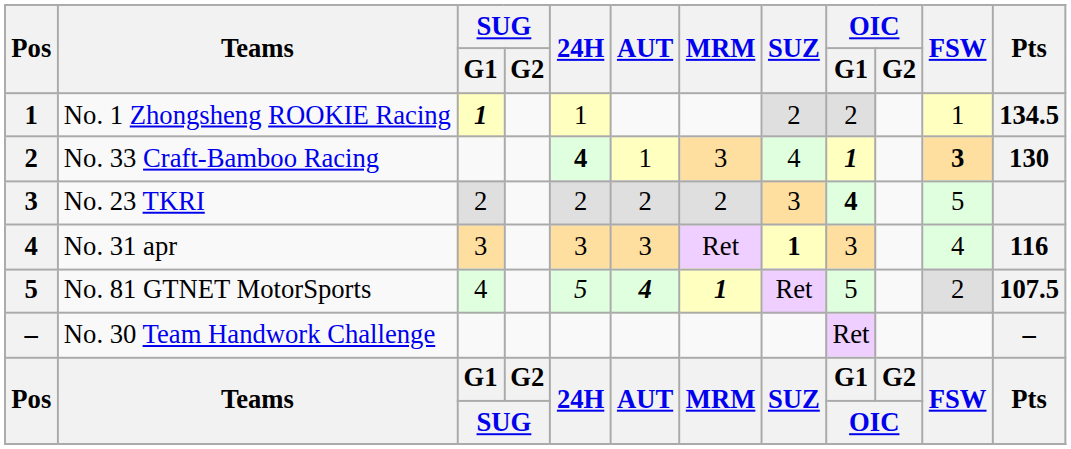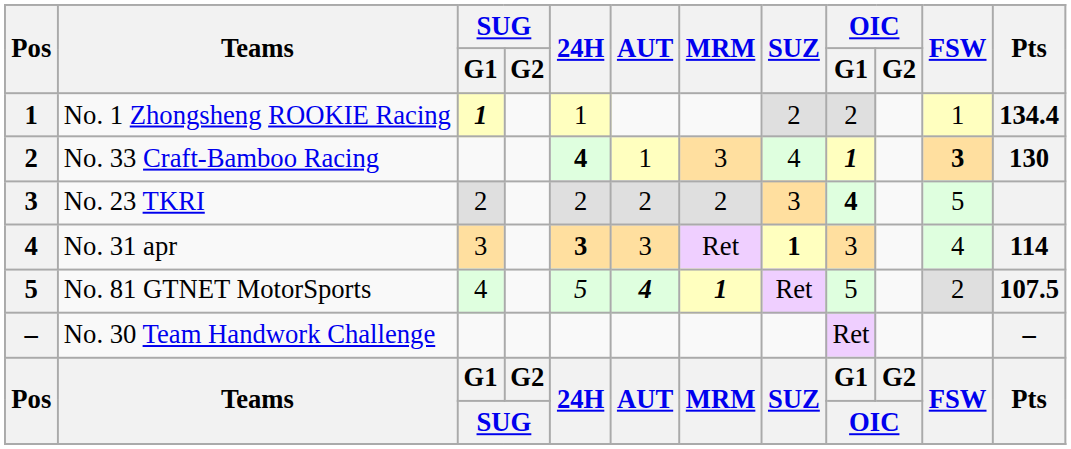(1029, 114) 134.5 -> (1029, 114) 134.4
(581, 245) normal -> (581, 245) bold
(1029, 245) 116 -> (1029, 245) 114
